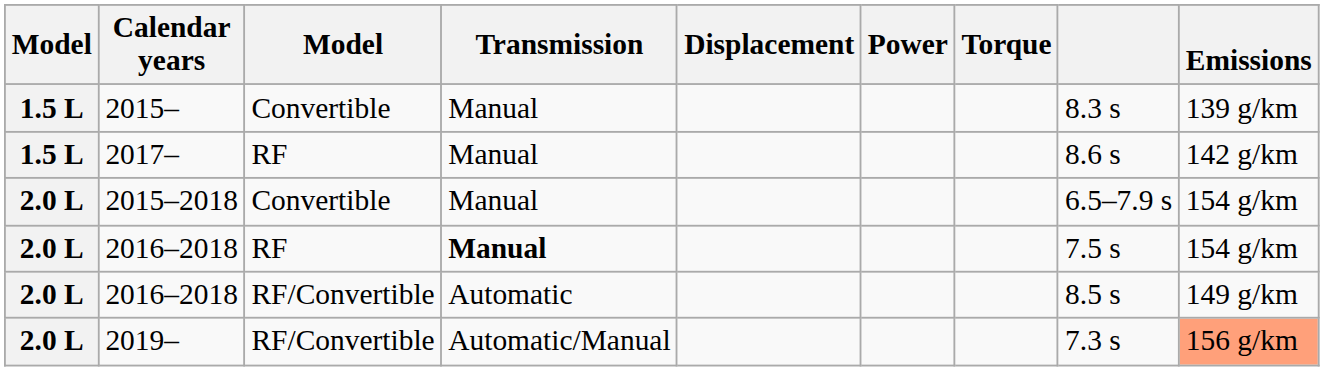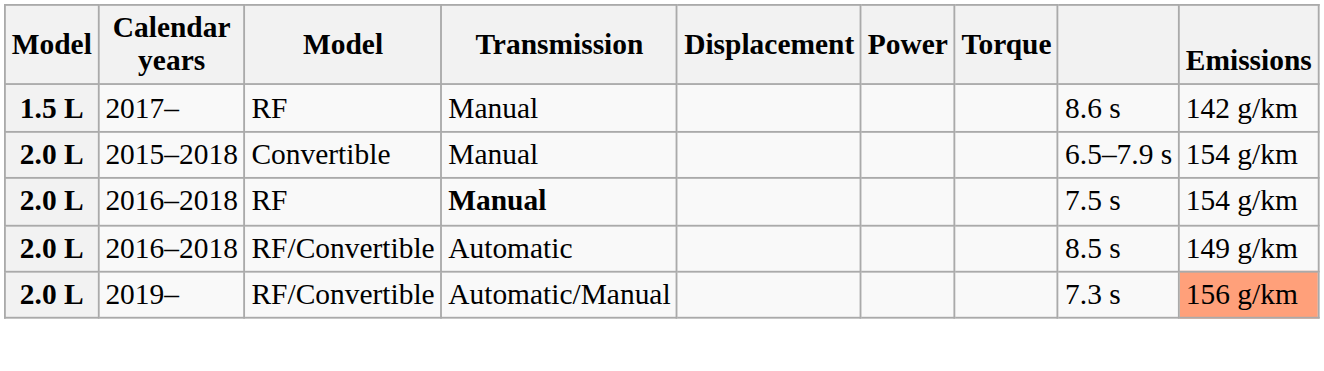- row: (142, 107)
